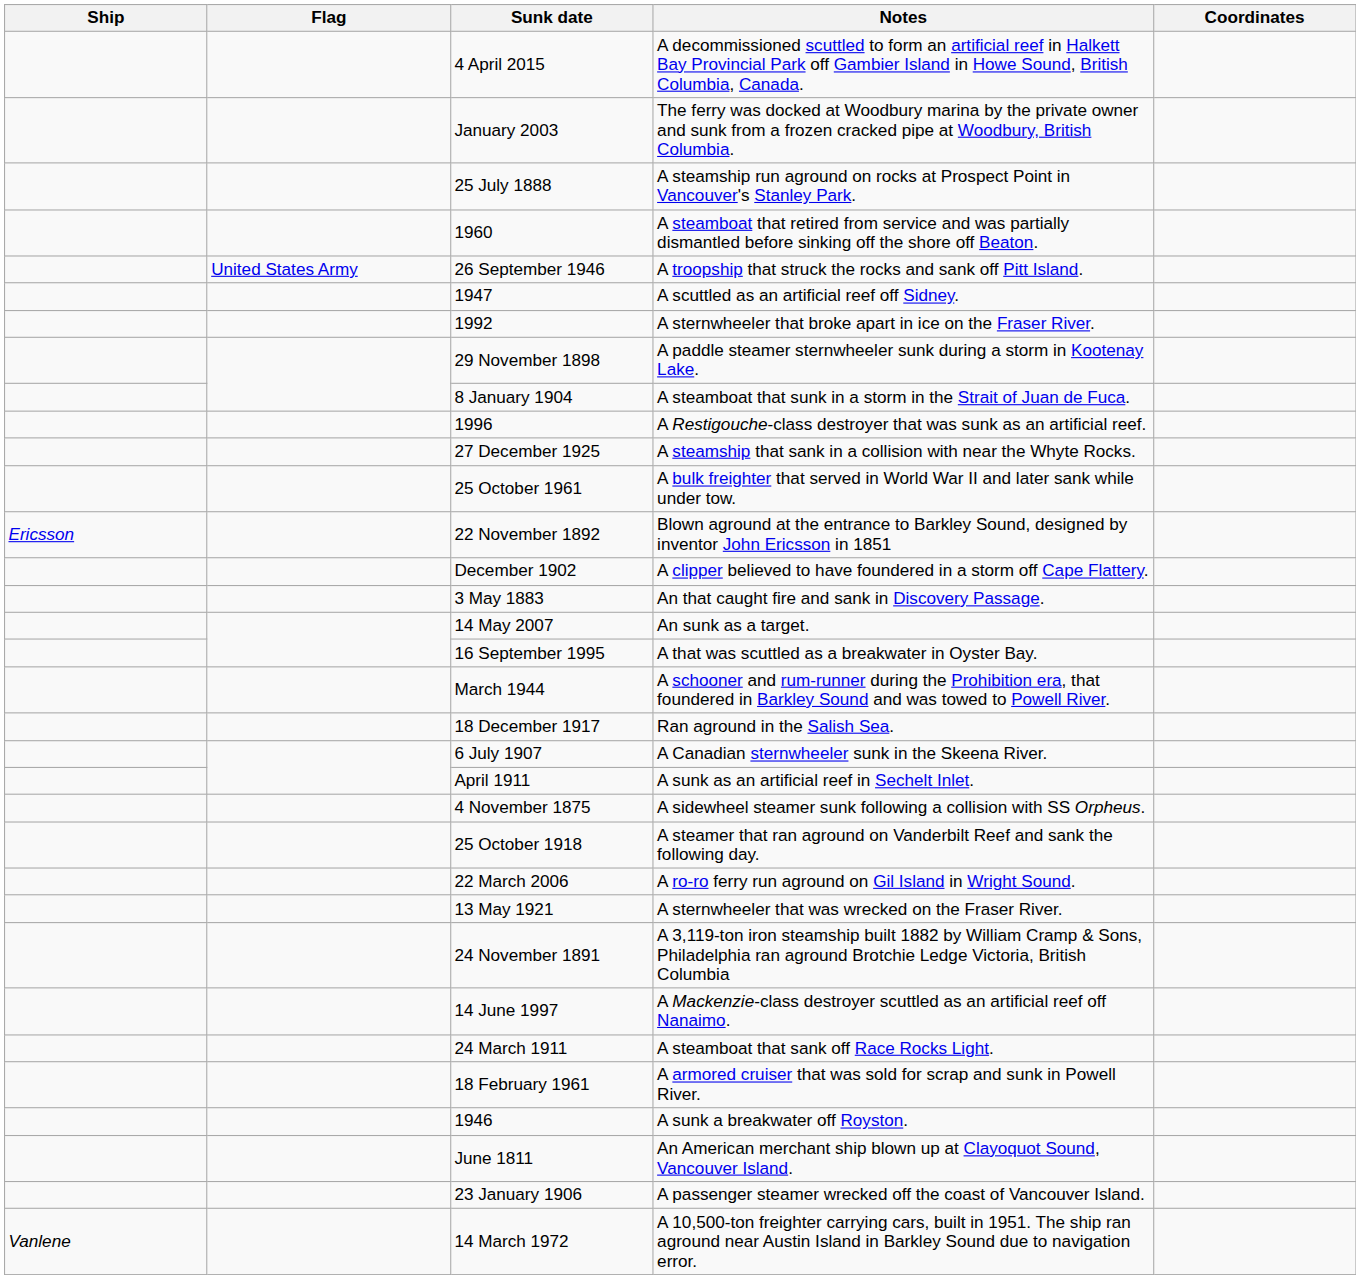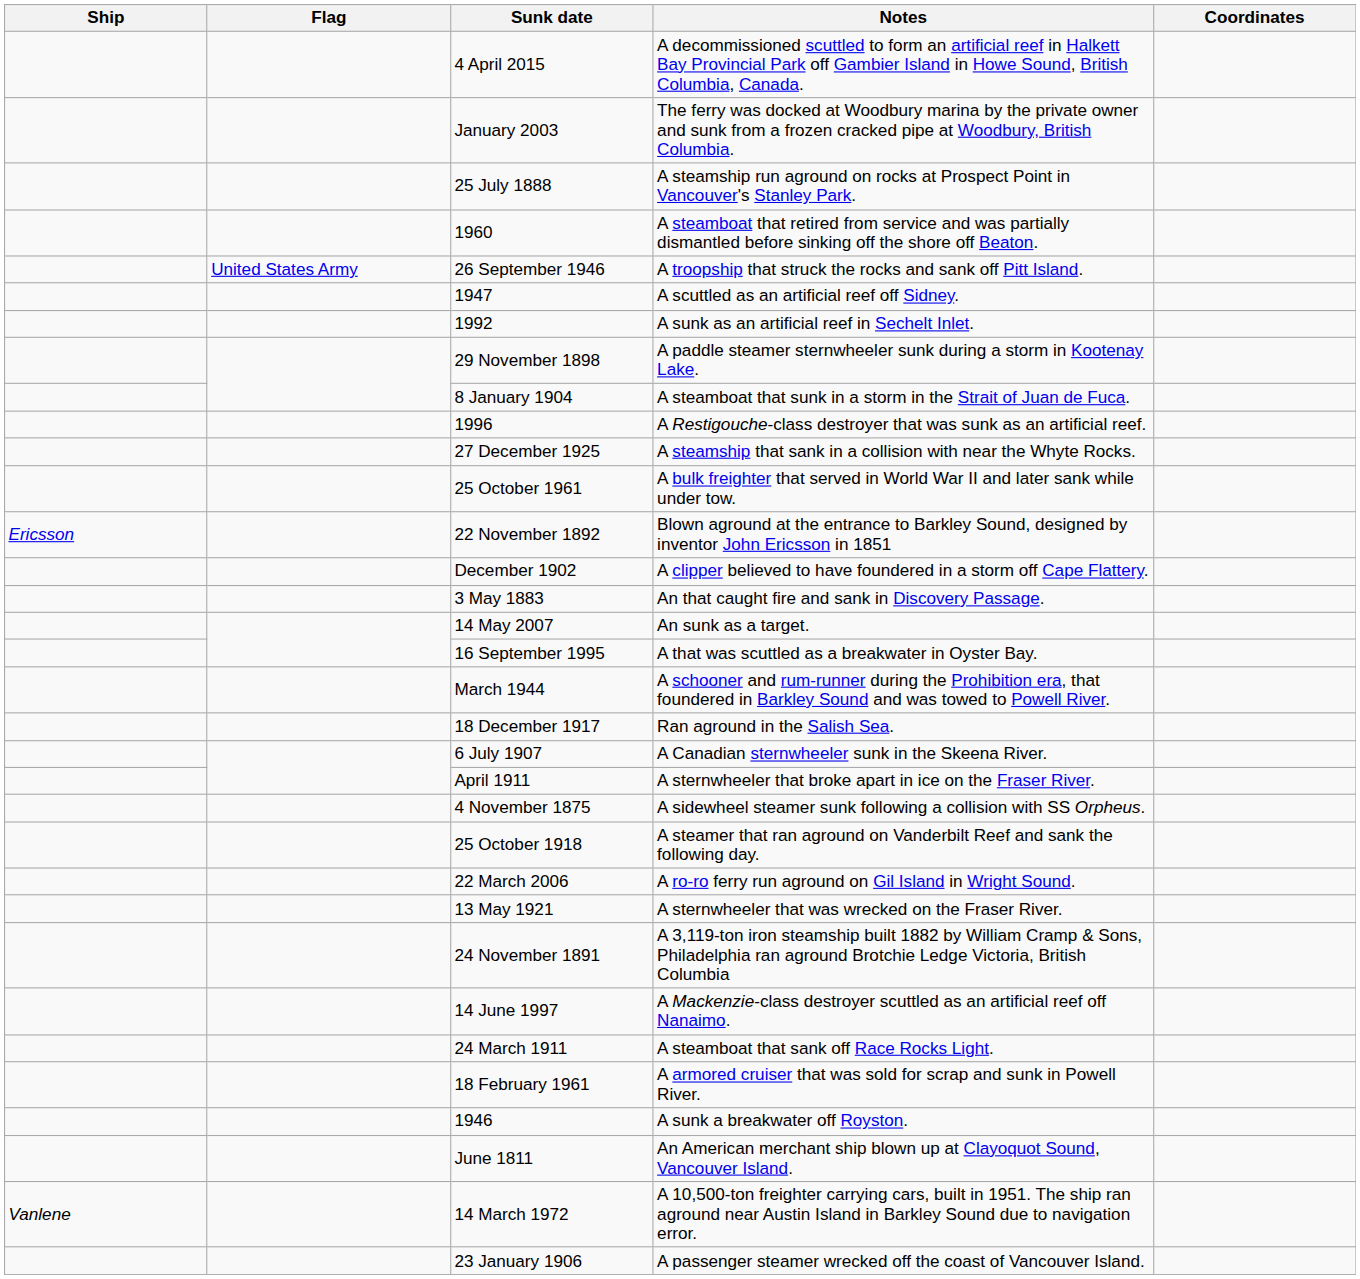(876, 323) A sternwheeler that broke apart in ice on the Fraser River. -> (816, 323) A sunk as an artificial reef in Sechelt Inlet.
(816, 780) A sunk as an artificial reef in Sechelt Inlet. -> (876, 780) A sternwheeler that broke apart in ice on the Fraser River.
rows swapped: (518, 1195) <-> (512, 1241)
